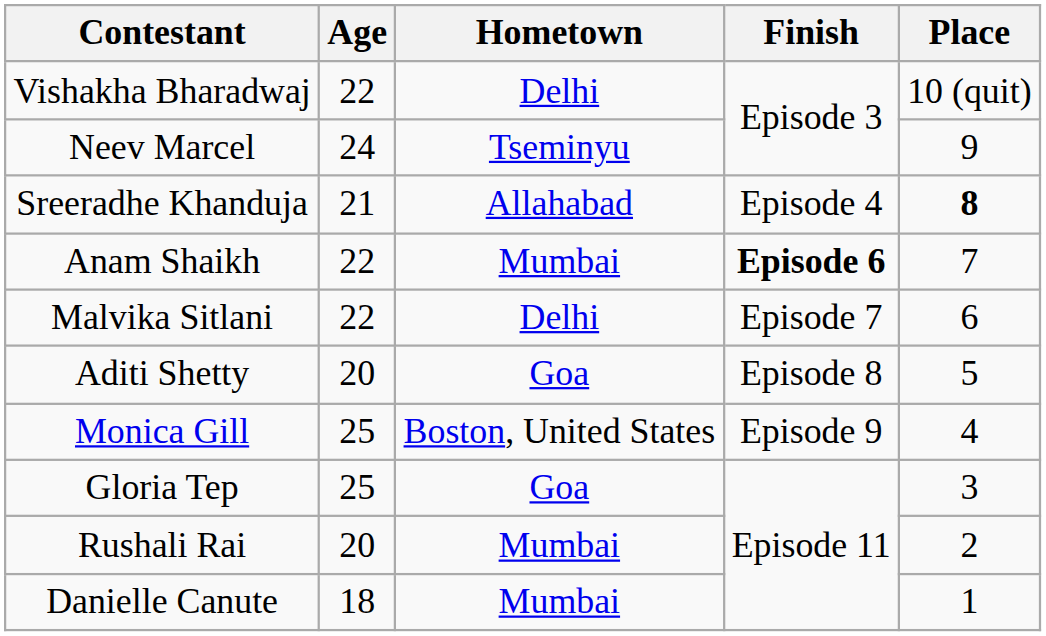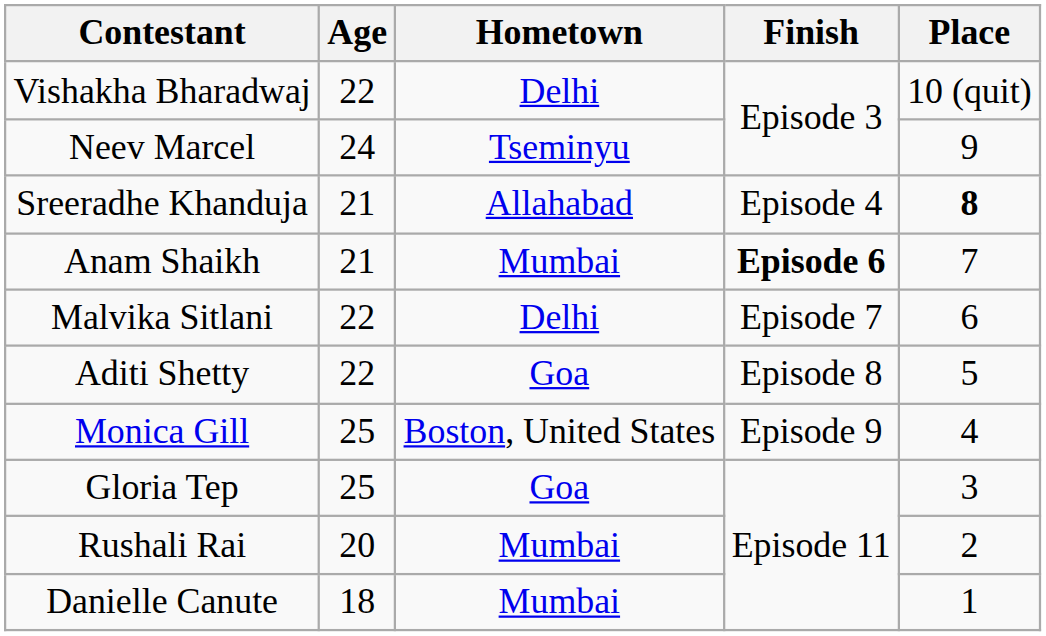(357, 260) 22 -> (357, 260) 21
(357, 373) 20 -> (357, 373) 22
